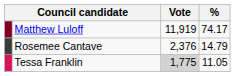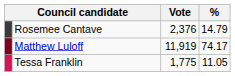rows swapped: (49, 29) <-> (58, 46)
(183, 63) lightgrey background -> (183, 63) no background
